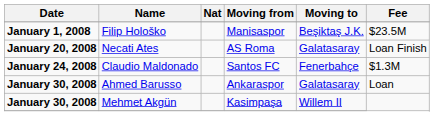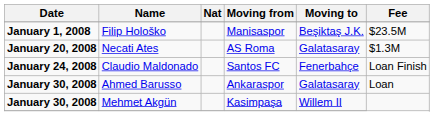(398, 48) Loan Finish -> (384, 48) $1.3M
(384, 66) $1.3M -> (398, 66) Loan Finish
